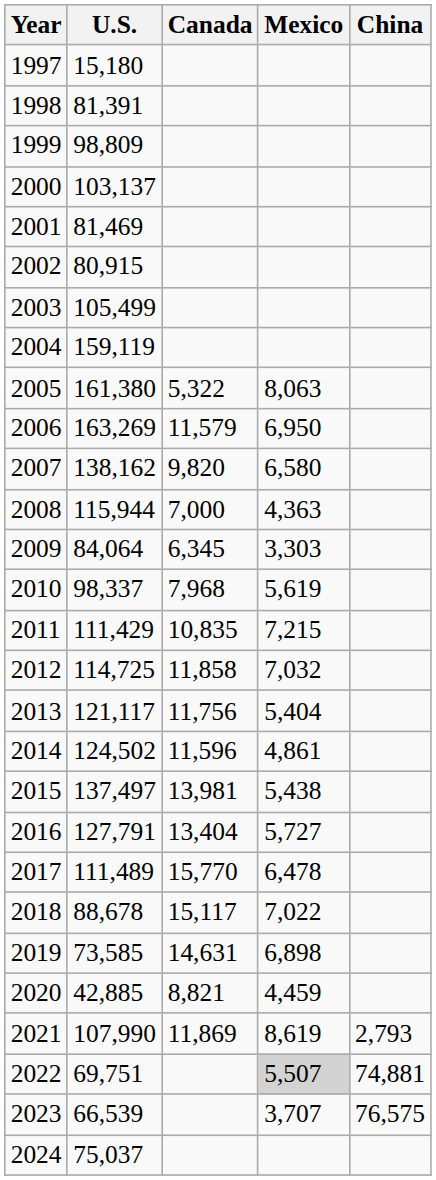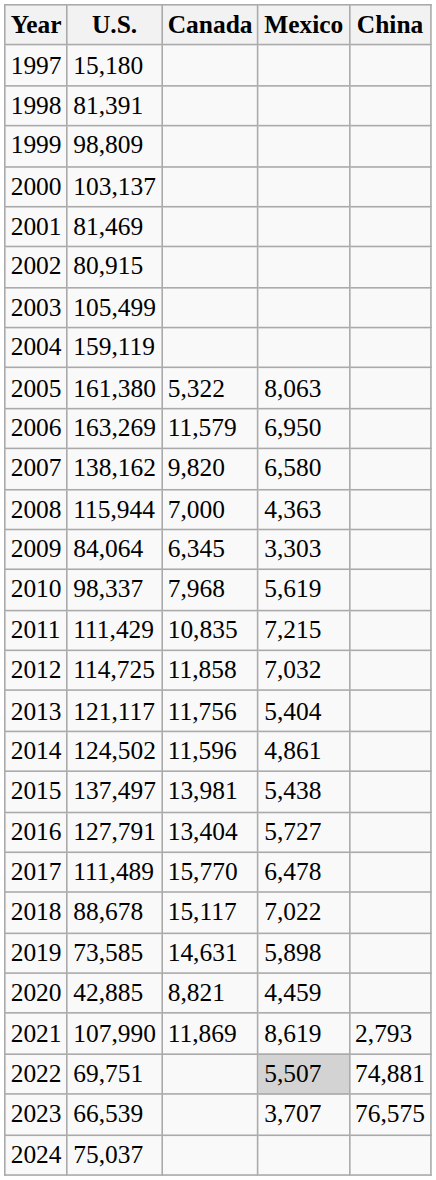(293, 952) 6,898 -> (293, 952) 5,898
